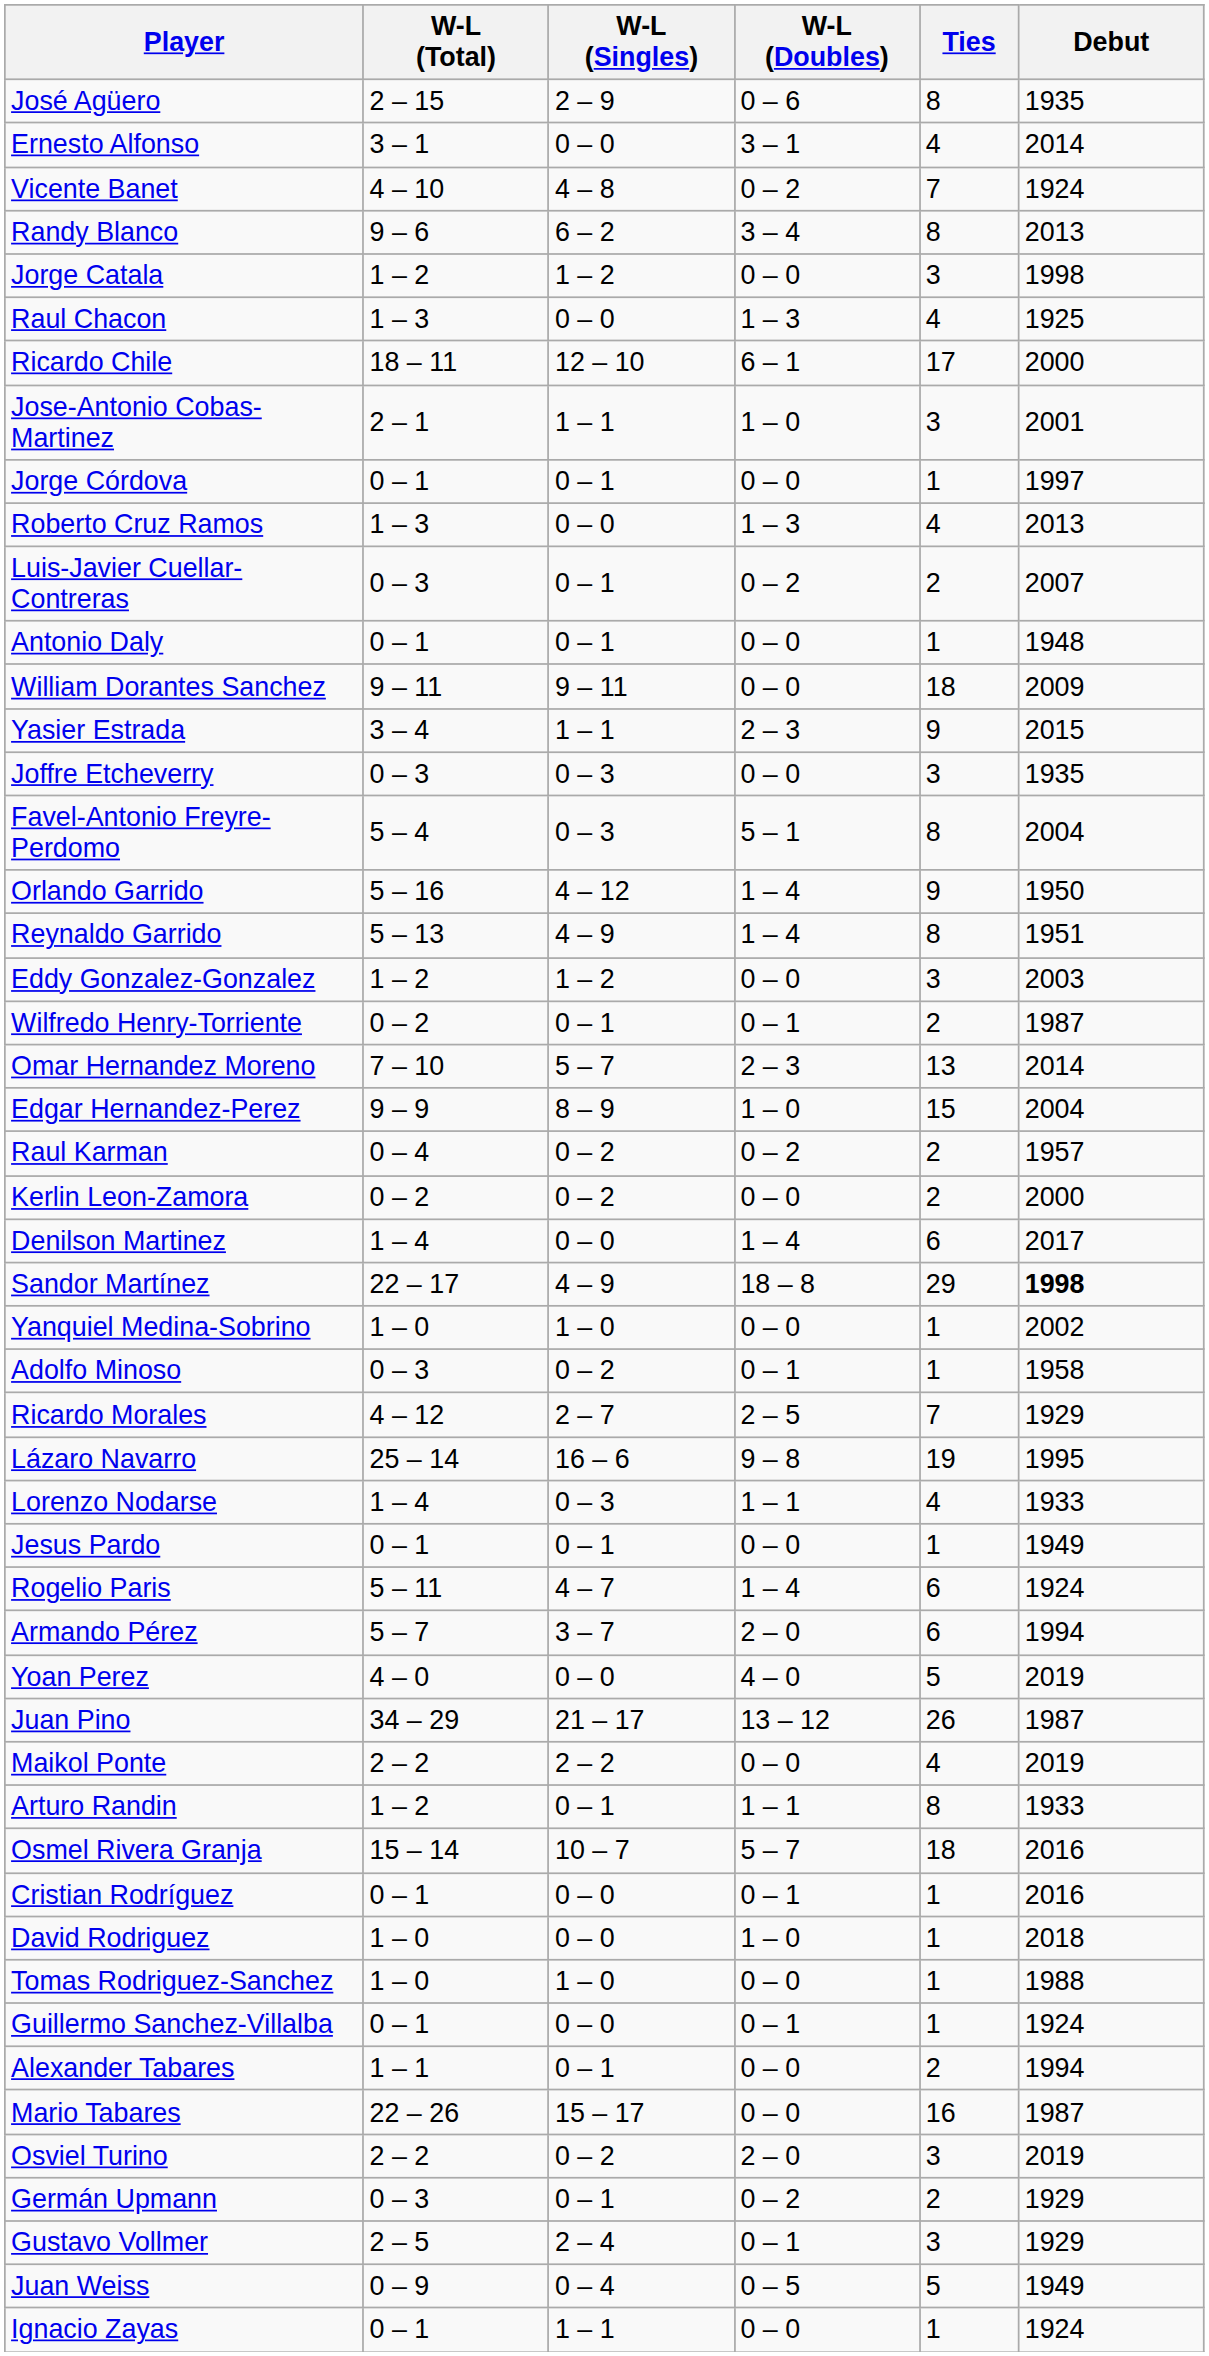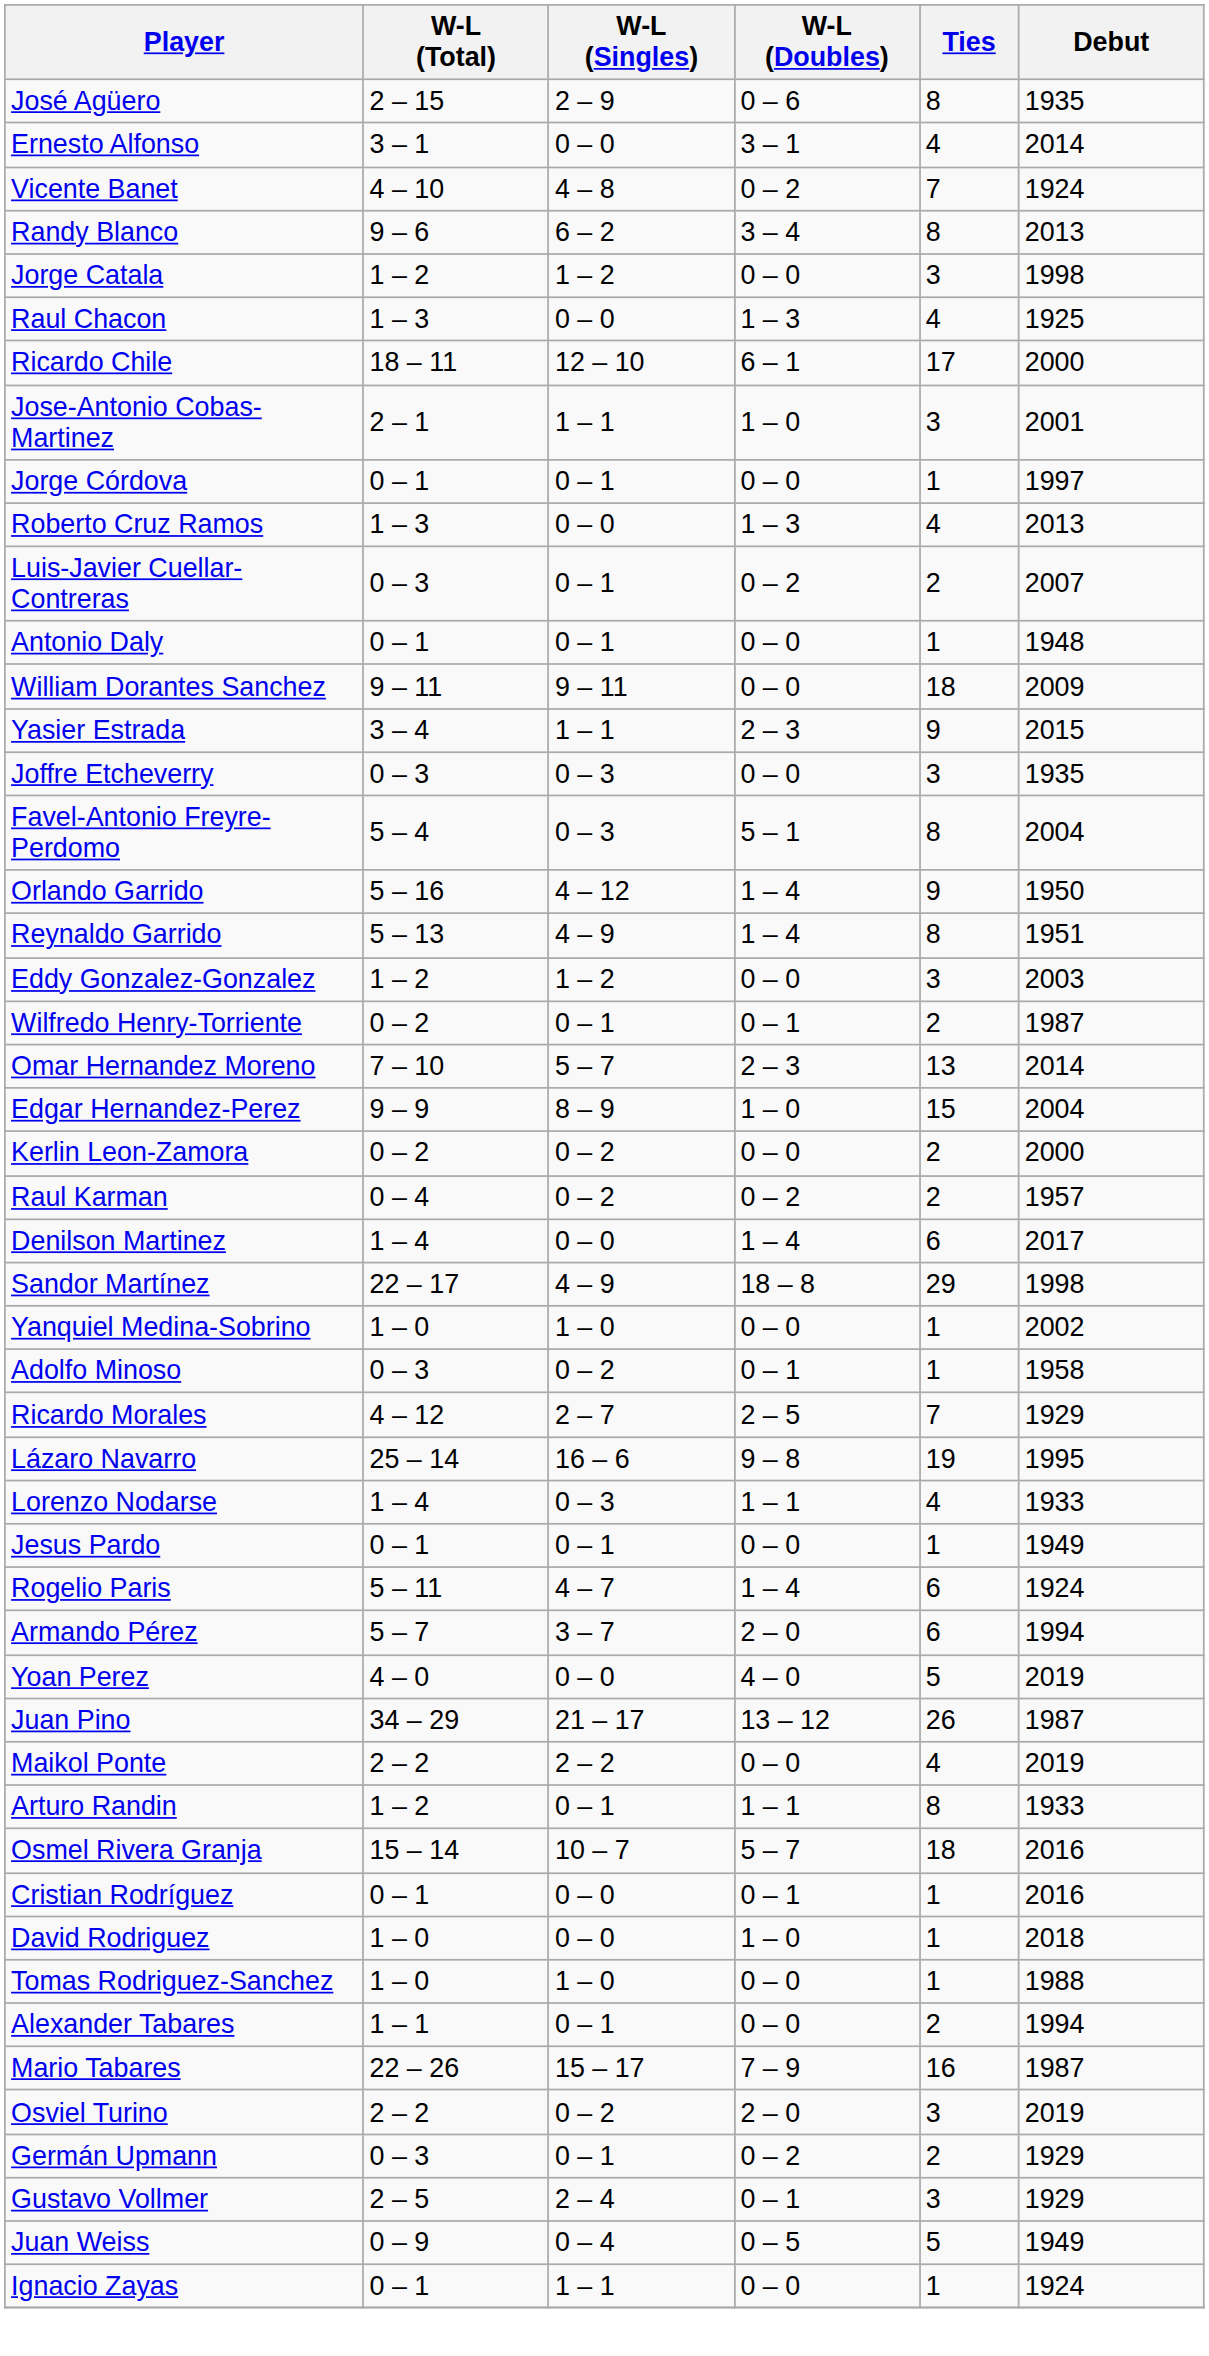rows swapped: (89, 1152) <-> (130, 1196)
(1055, 1283) bold -> (1055, 1283) normal
- row: (172, 2024)
(770, 2111) 0 – 0 -> (770, 2067) 7 – 9
